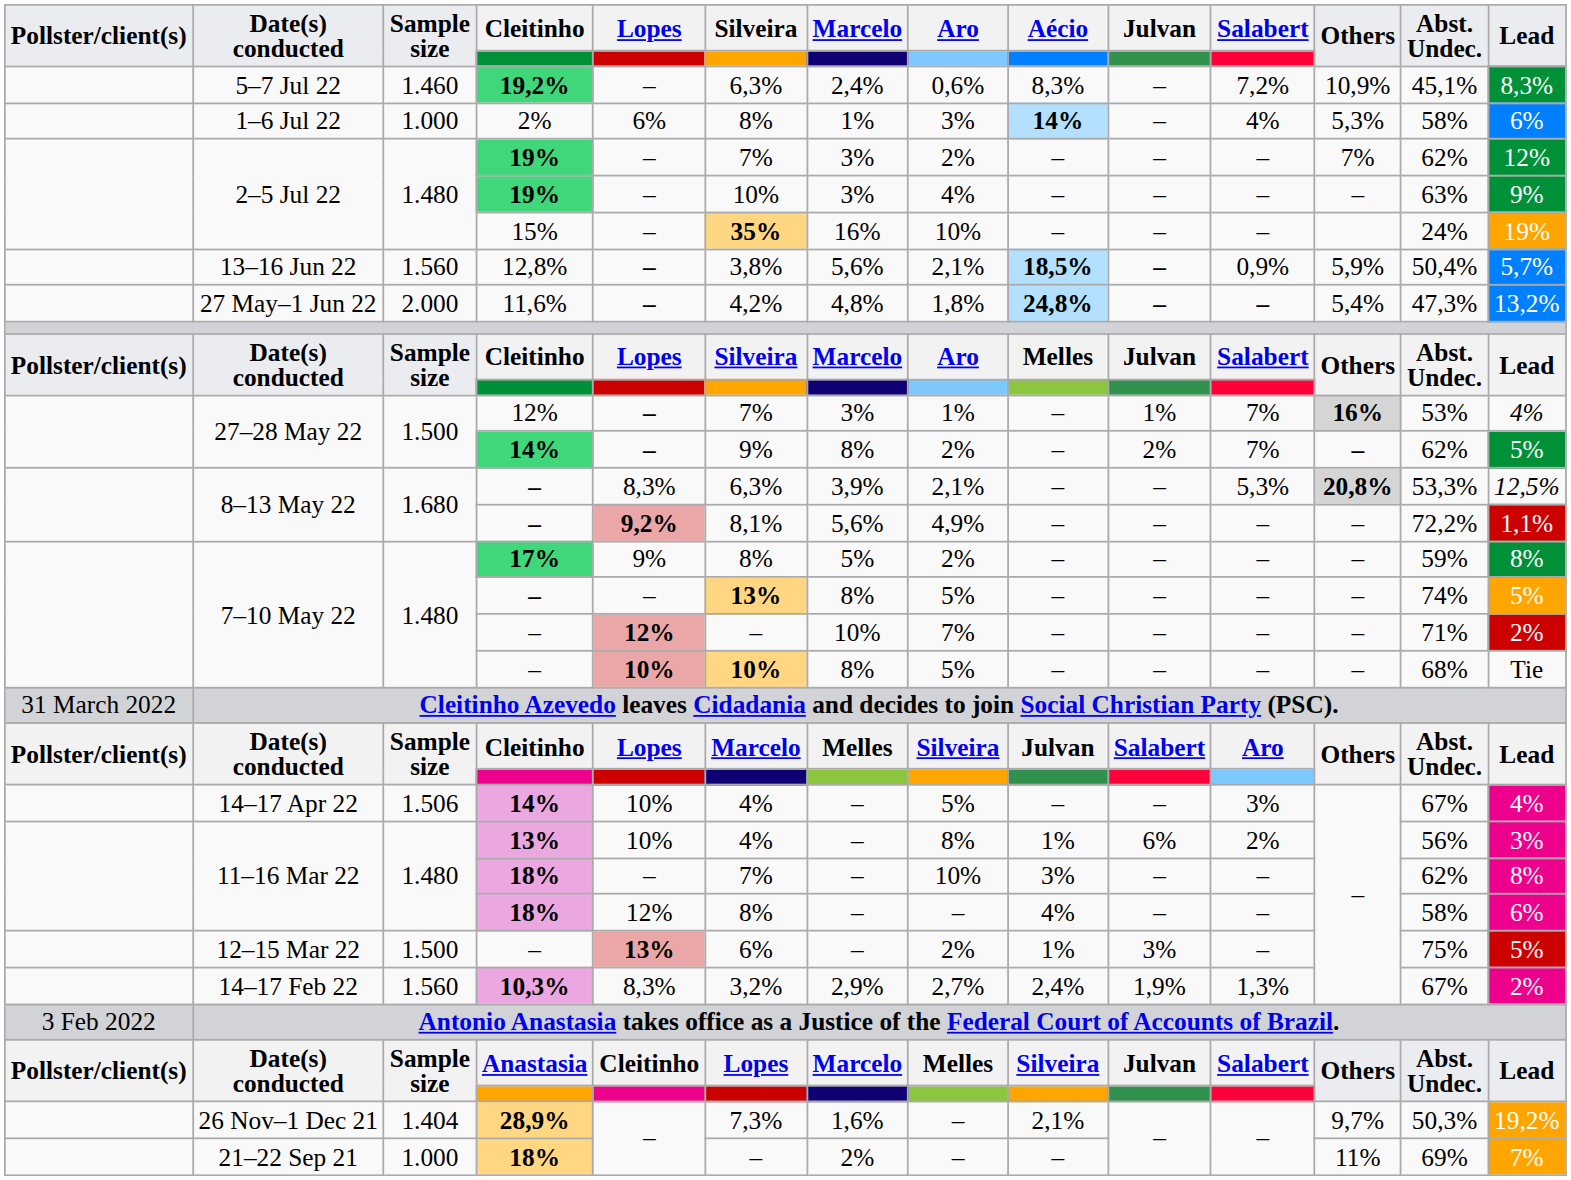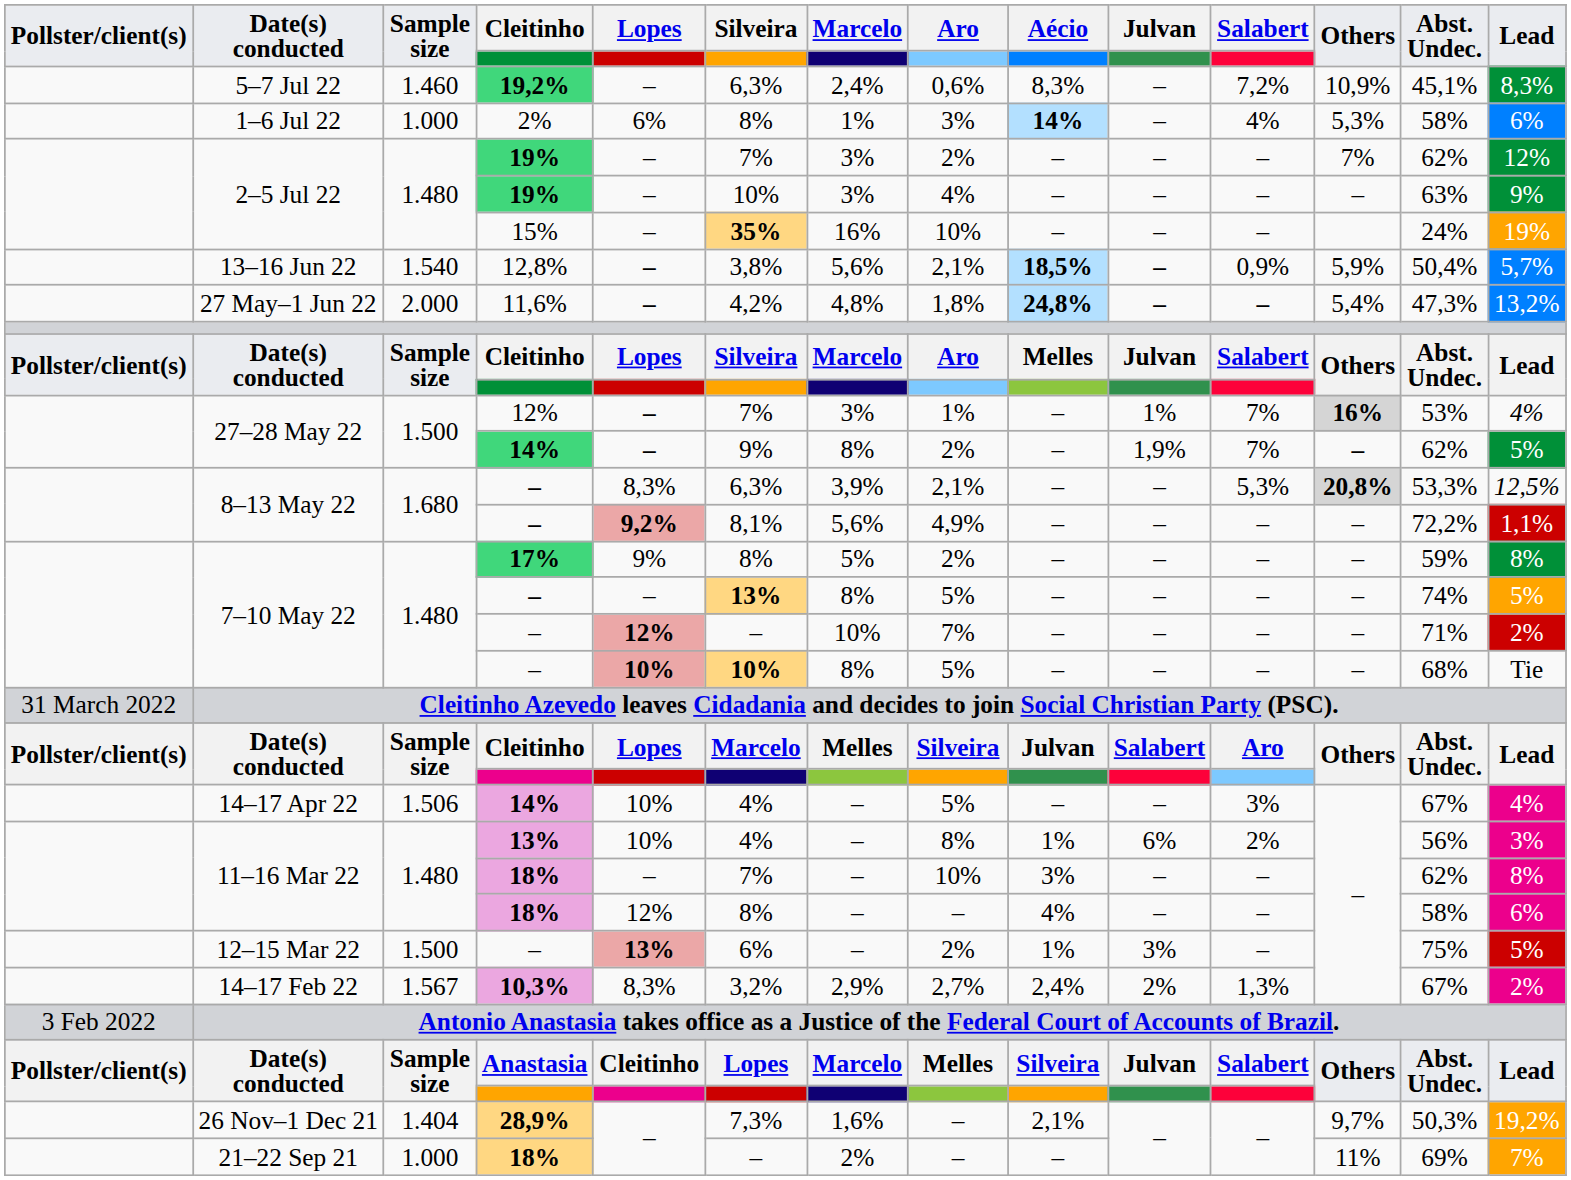(430, 267) 1.560 -> (430, 267) 1.540
(1159, 450) 2% -> (1159, 450) 1,9%
(430, 986) 1.560 -> (430, 986) 1.567
(1159, 986) 1,9% -> (1159, 986) 2%
